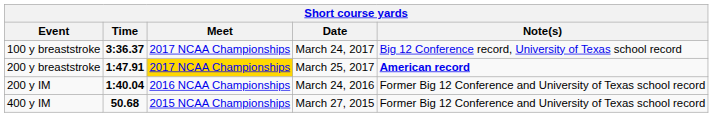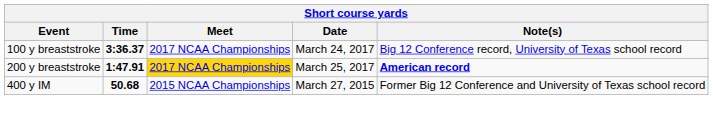- row: (29, 85)
